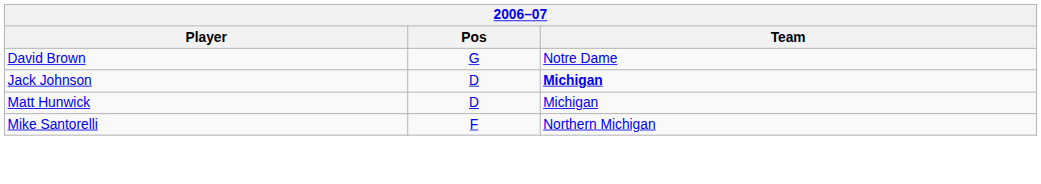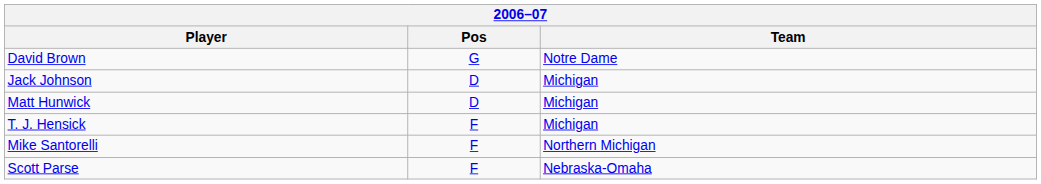(573, 80) bold -> (571, 80) normal
+ row: (47, 124)
+ row: (43, 168)
